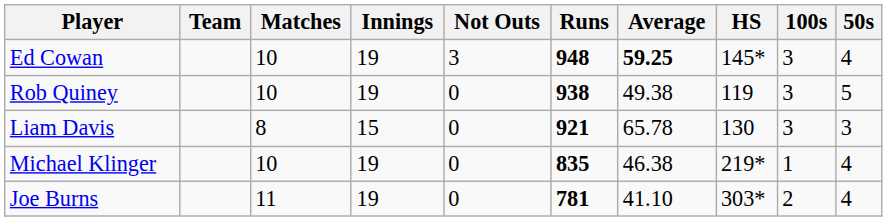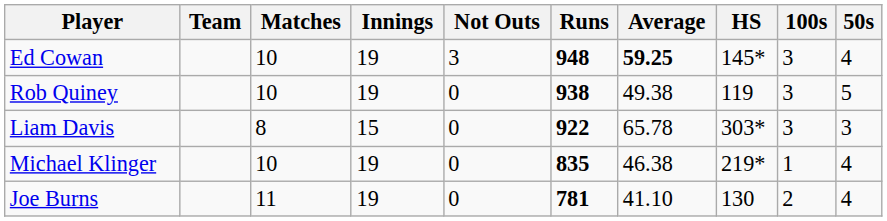(573, 127) 921 -> (573, 127) 922
(738, 127) 130 -> (743, 127) 303*
(743, 198) 303* -> (738, 198) 130
